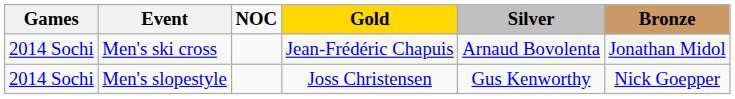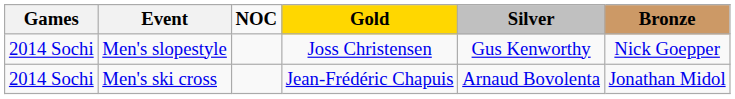rows swapped: (165, 78) <-> (160, 49)
